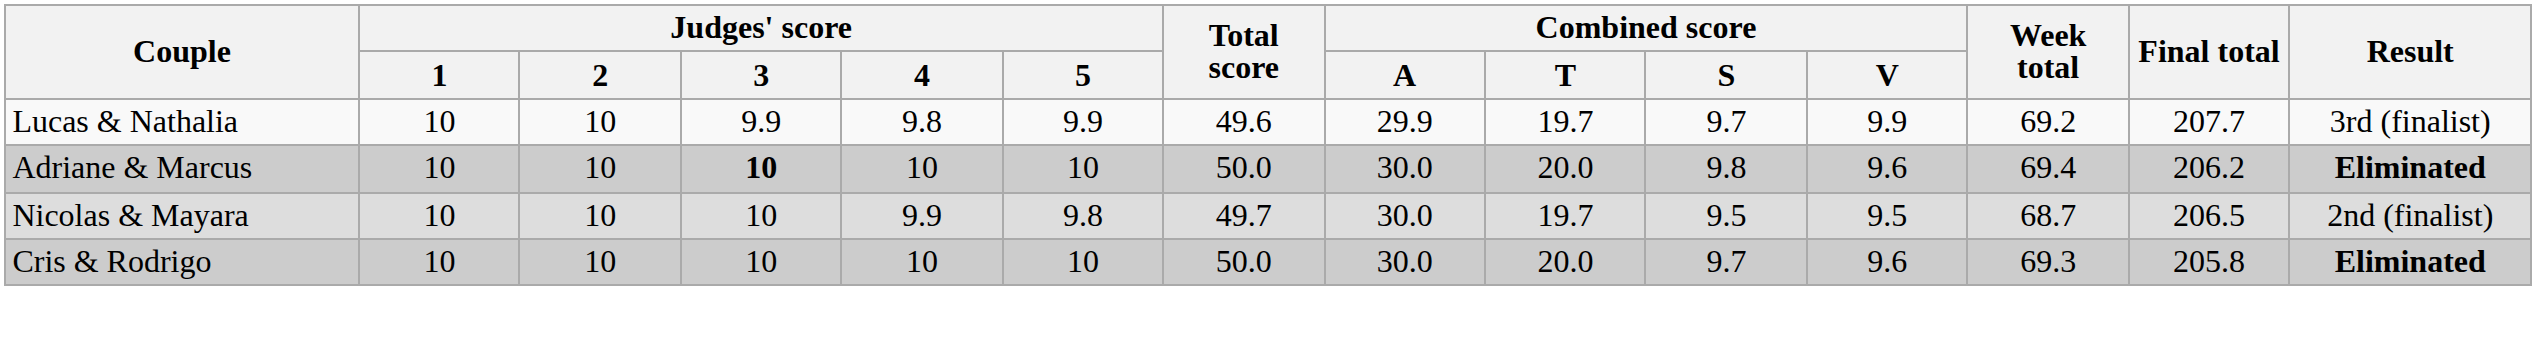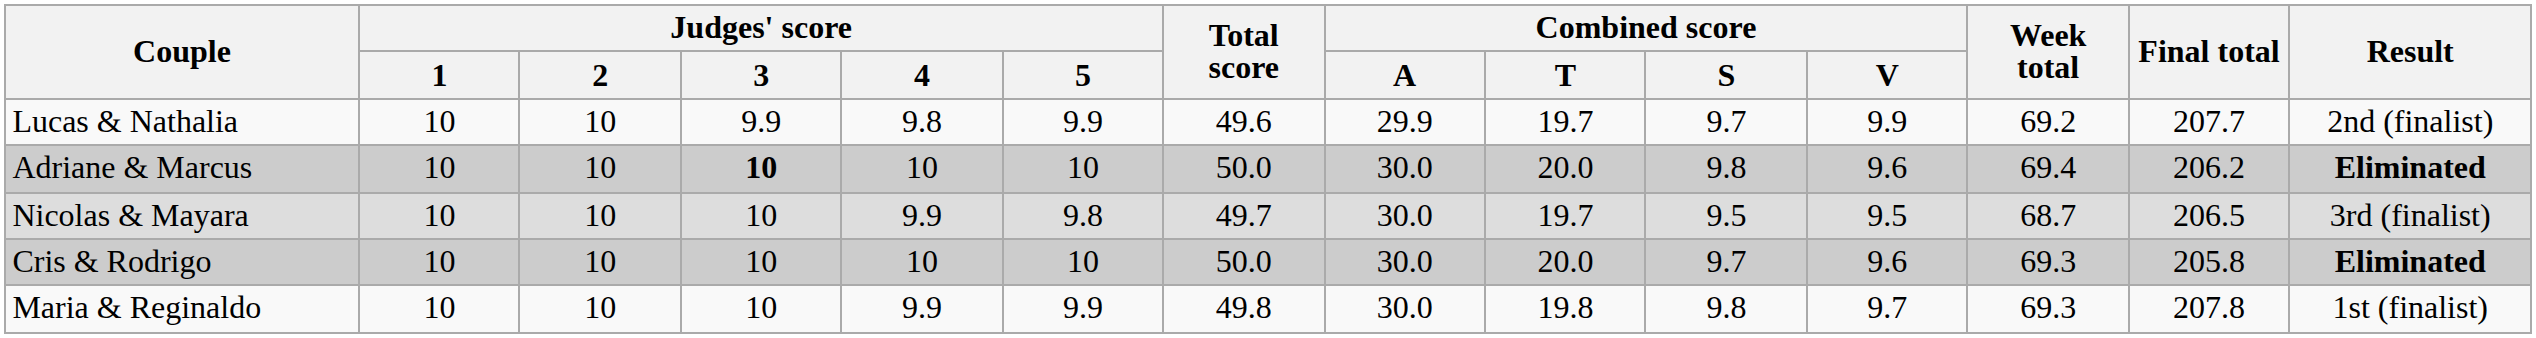(2410, 121) 3rd (finalist) -> (2410, 121) 2nd (finalist)
(2410, 214) 2nd (finalist) -> (2410, 214) 3rd (finalist)
+ row: (137, 308)
